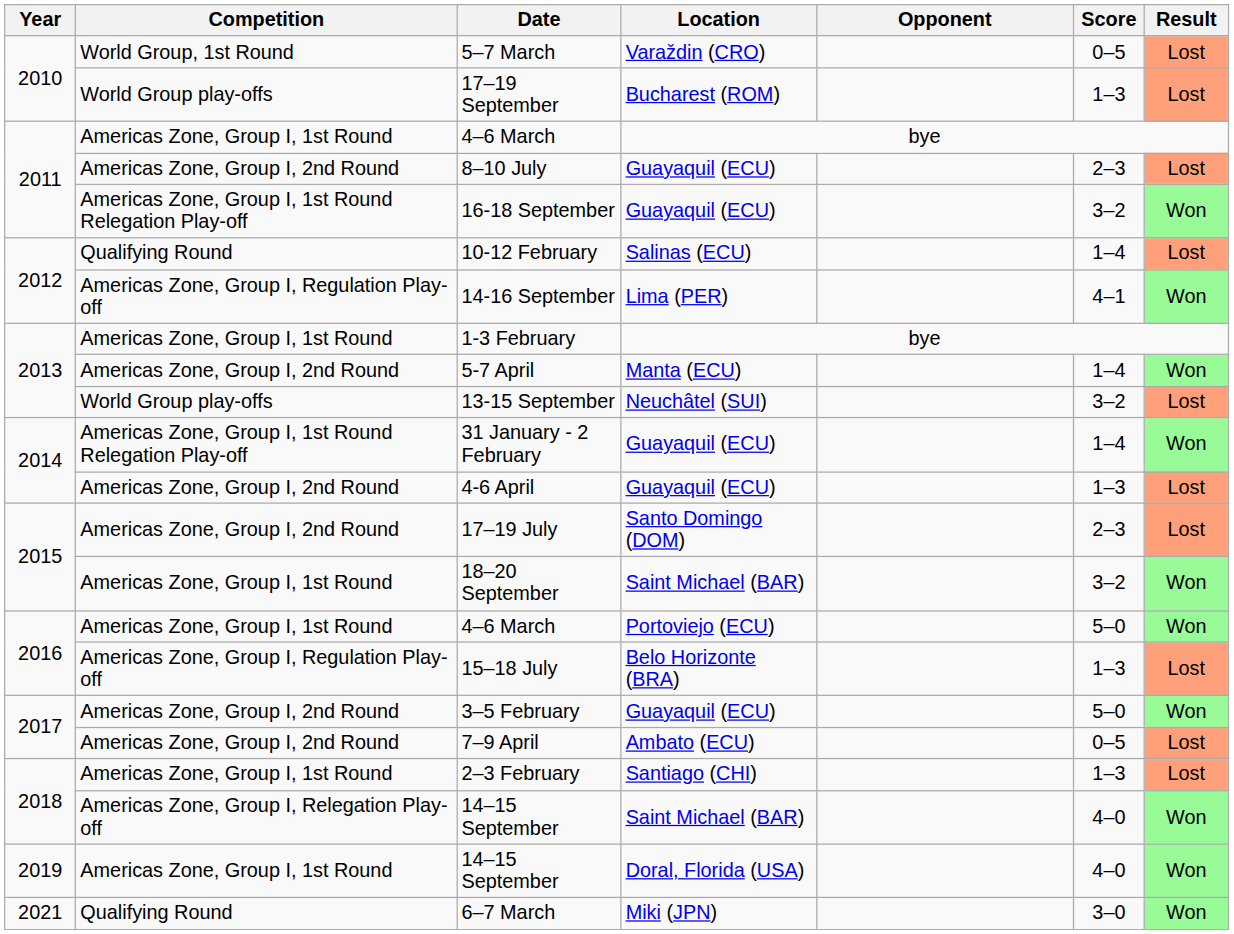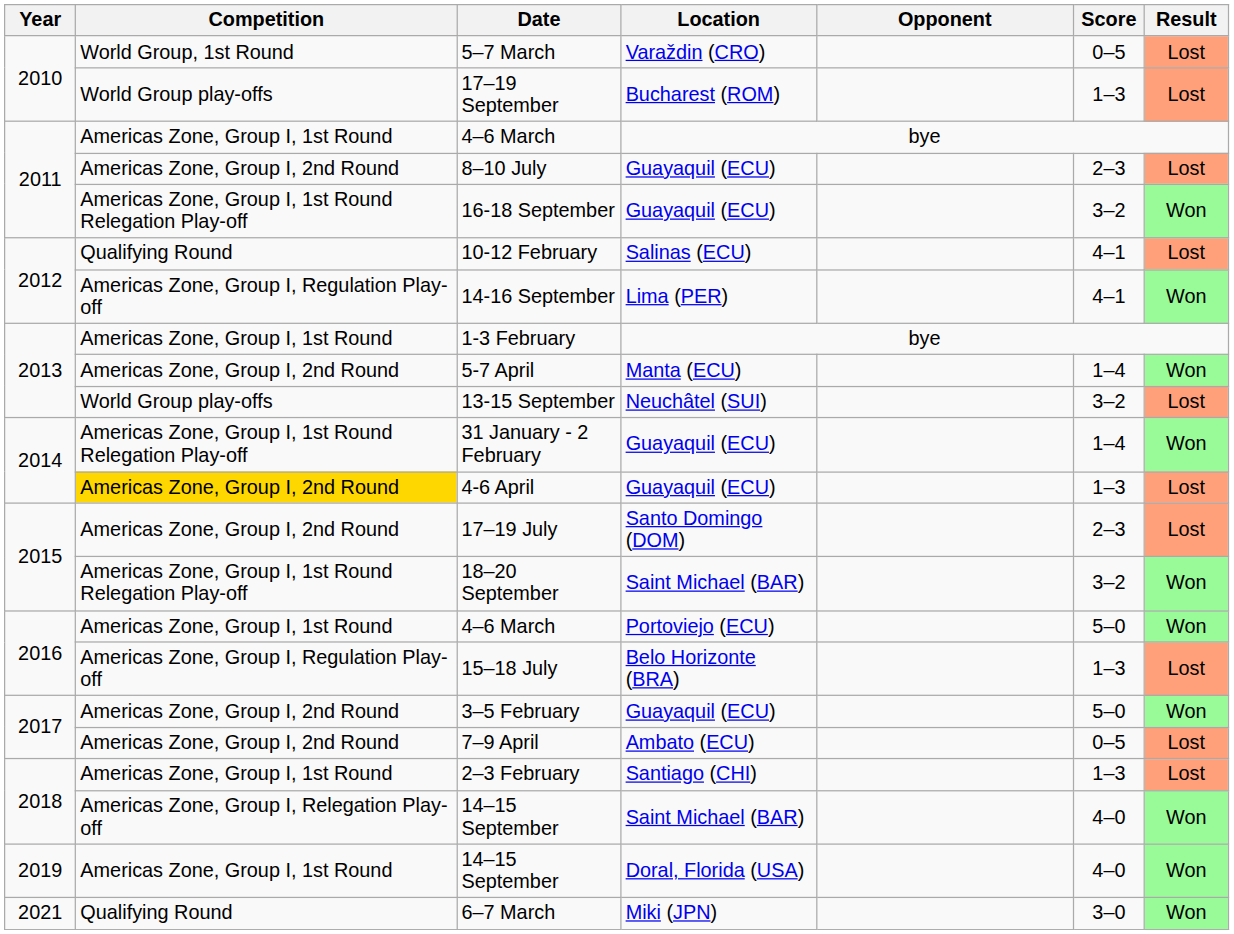(1109, 253) 1–4 -> (1109, 253) 4–1
(240, 487) no background -> (240, 487) gold background
(236, 583) Americas Zone, Group I, 1st Round -> (236, 583) Americas Zone, Group I, 1st Round Relegation Play-off
